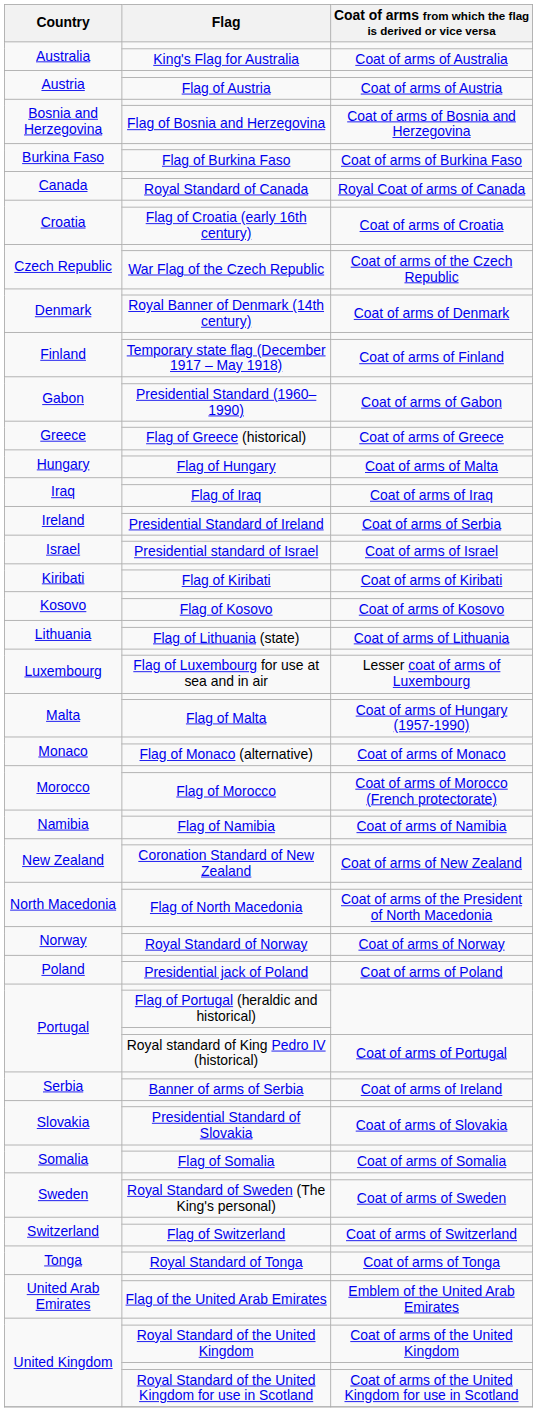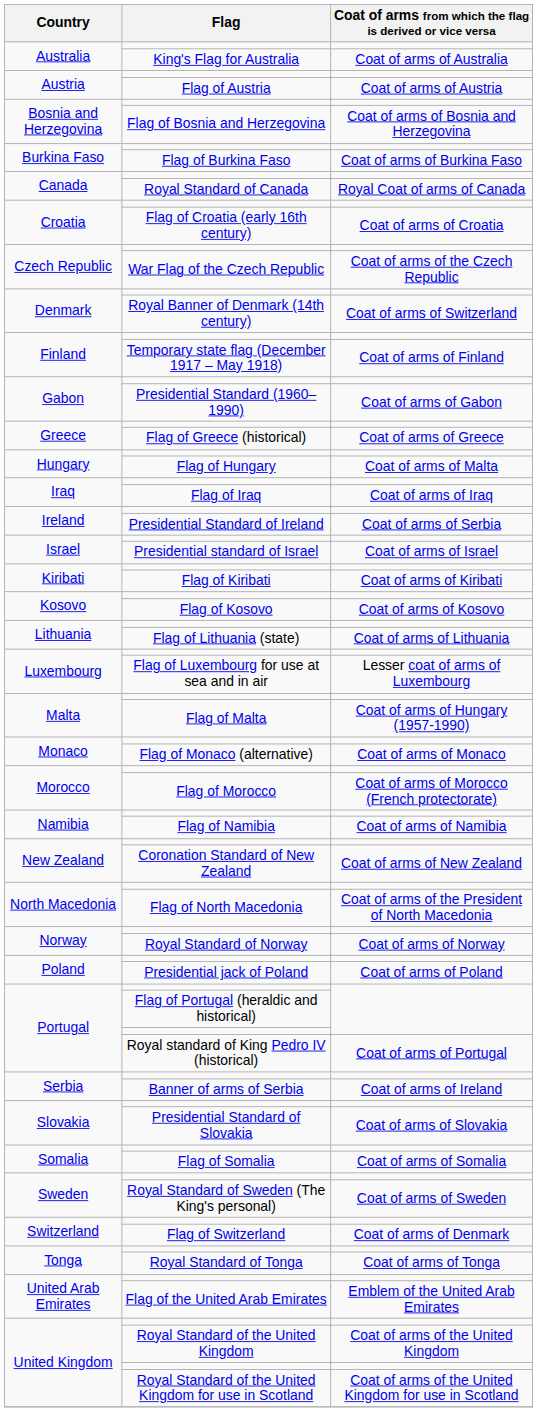(432, 313) Coat of arms of Denmark -> (432, 313) Coat of arms of Switzerland
(432, 1234) Coat of arms of Switzerland -> (432, 1234) Coat of arms of Denmark
